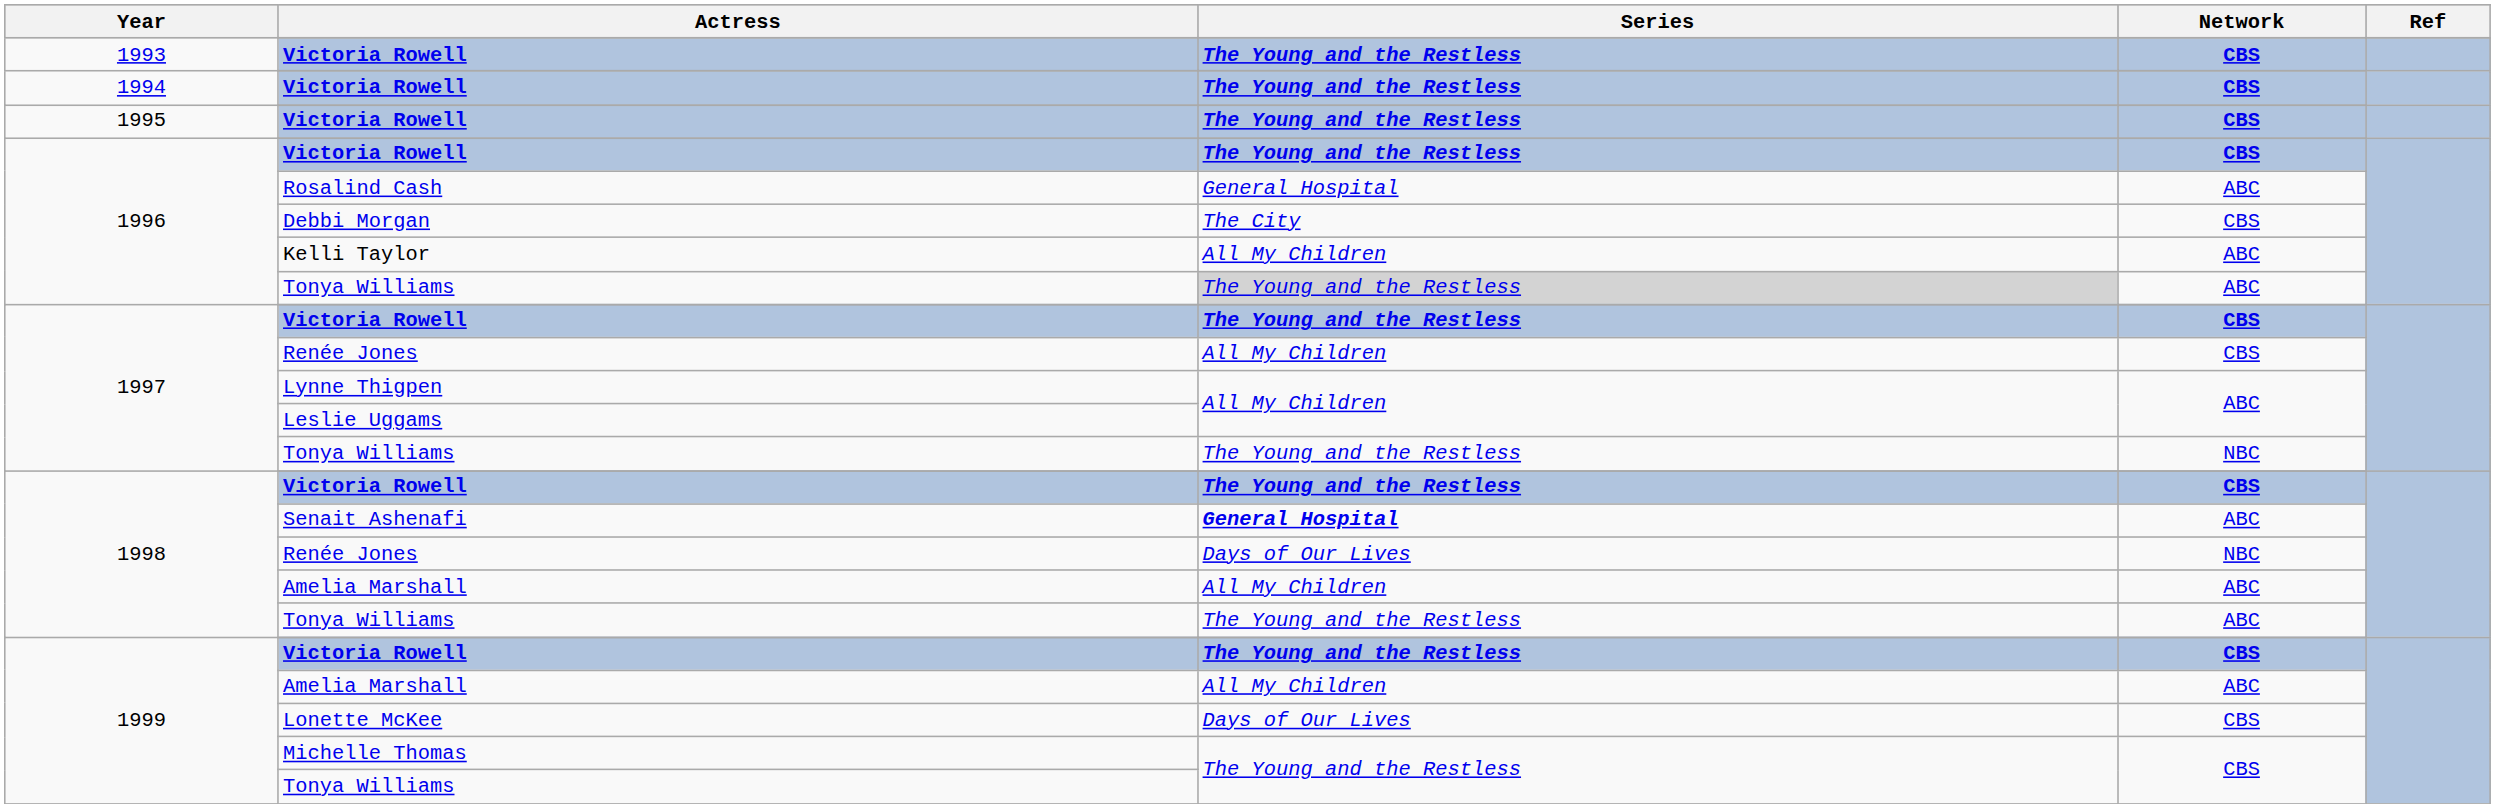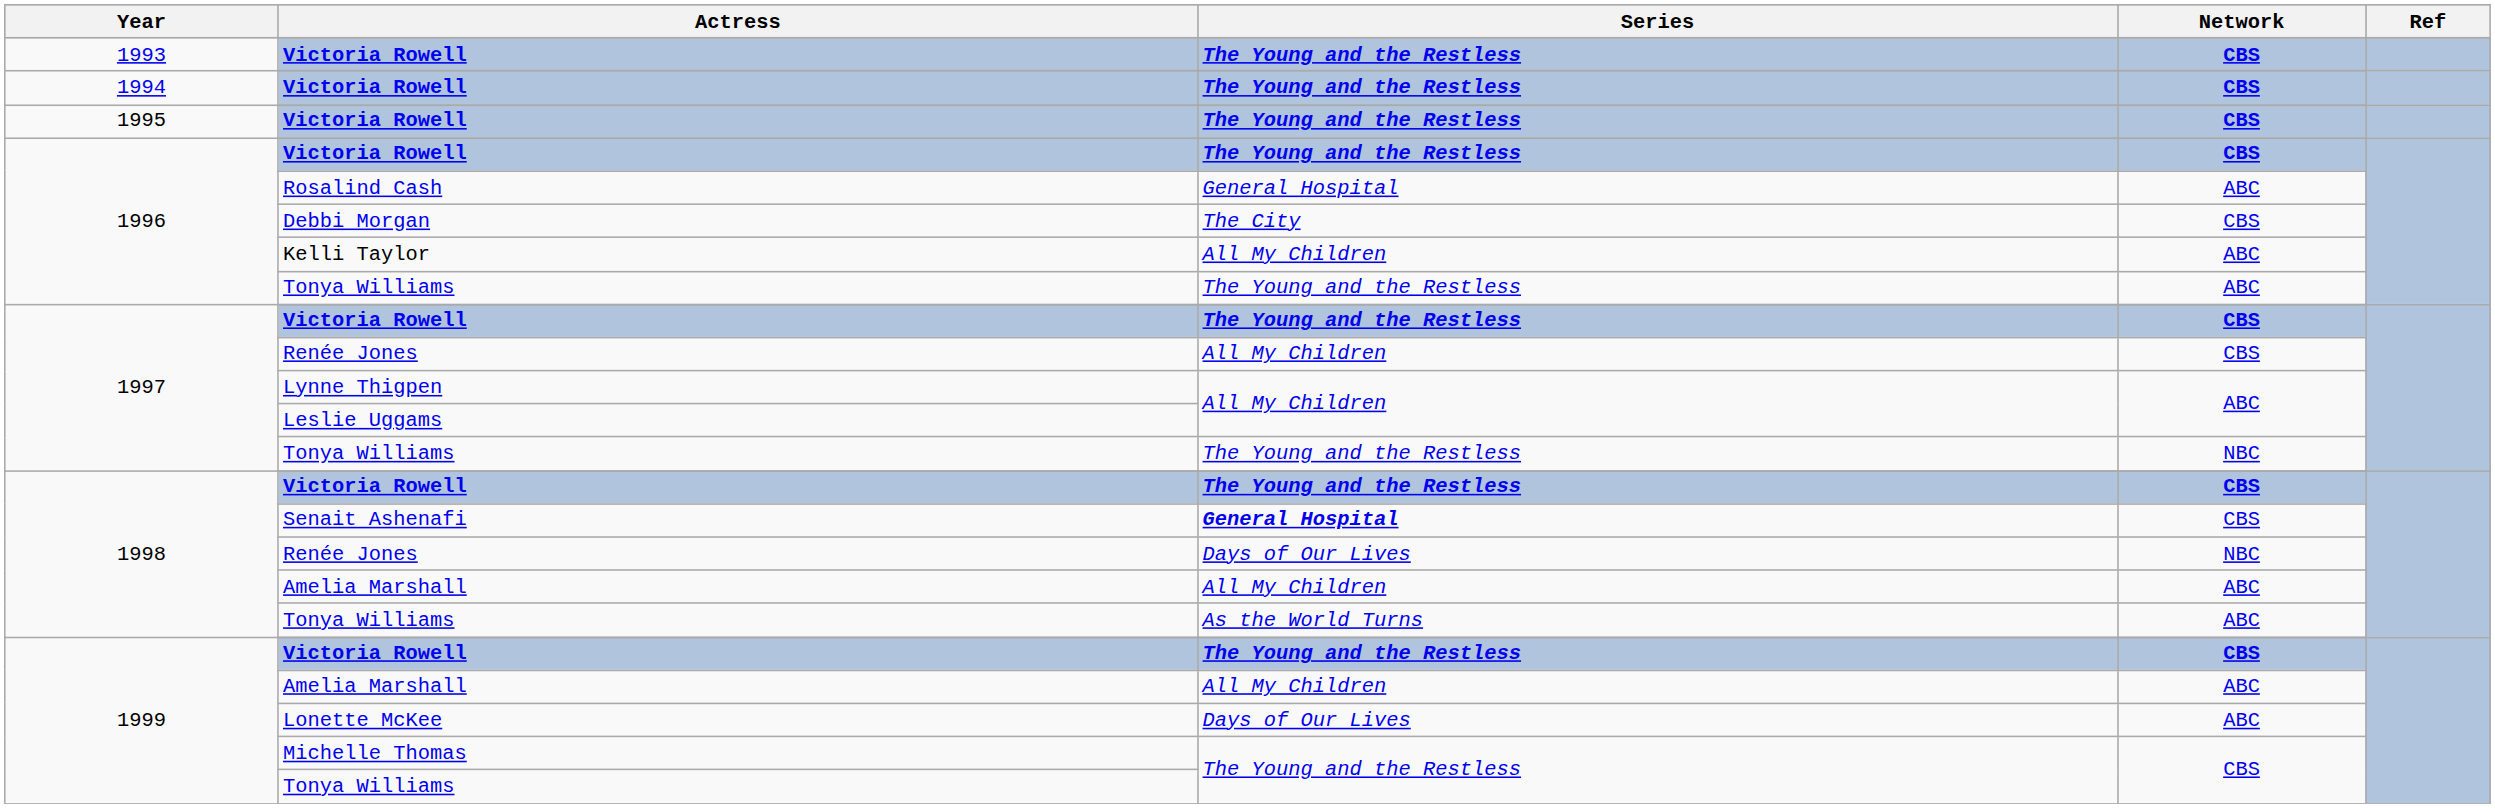(1362, 288) lightgrey background -> (1362, 288) no background
(2242, 520) ABC -> (2242, 520) CBS
(1362, 620) The Young and the Restless -> (1313, 620) As the World Turns
(2242, 720) CBS -> (2242, 720) ABC
